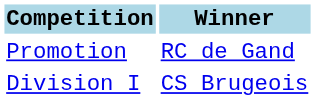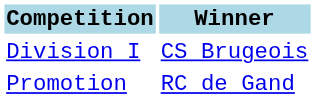rows swapped: (73, 84) <-> (67, 52)
